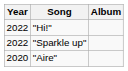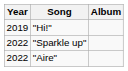(17, 27) 2022 -> (17, 27) 2019
(17, 58) 2020 -> (17, 58) 2022
